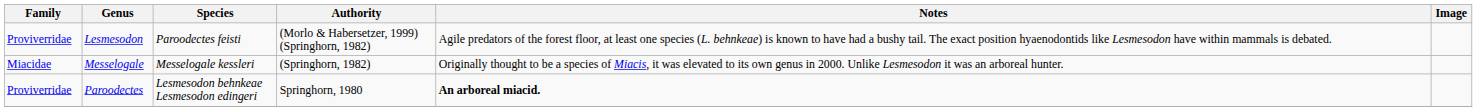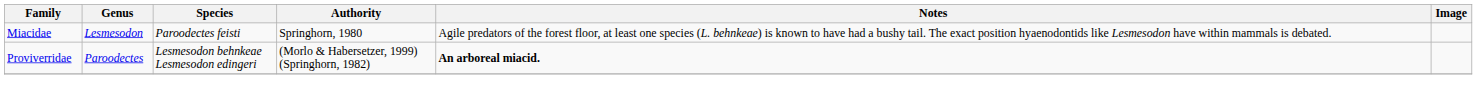(39, 39) Proviverridae -> (29, 32) Miacidae
(349, 39) (Morlo & Habersetzer, 1999) (Springhorn, 1982) -> (321, 32) Springhorn, 1980
- row: (114, 64)
(321, 90) Springhorn, 1980 -> (348, 58) (Morlo & Habersetzer, 1999) (Springhorn, 1982)
